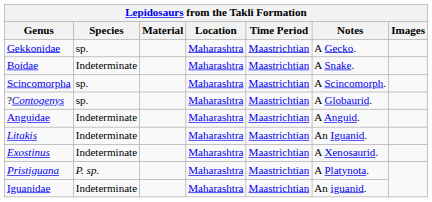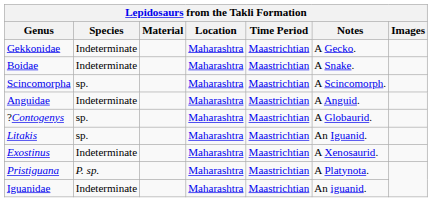(82, 48) sp. -> (106, 48) Indeterminate
rows swapped: (35, 100) <-> (28, 118)
(106, 135) Indeterminate -> (82, 135) sp.
